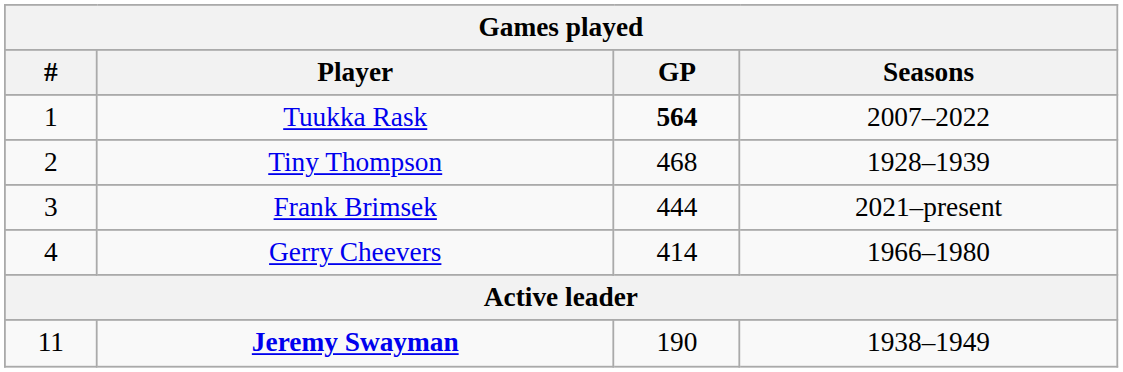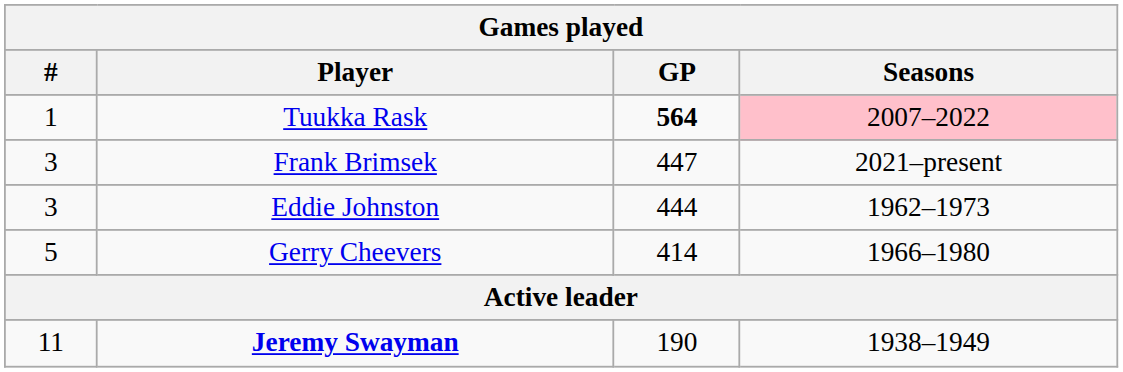(929, 117) no background -> (929, 117) pink background
- row: (355, 162)
(677, 207) 444 -> (677, 162) 447
+ row: (355, 207)
(51, 252) 4 -> (51, 252) 5
